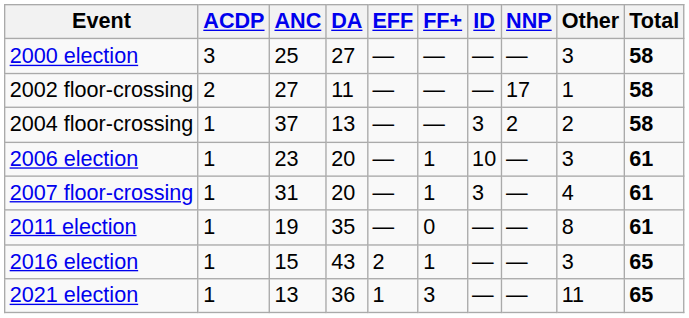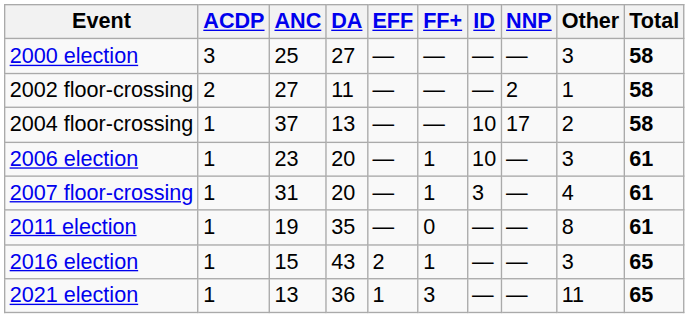(518, 90) 17 -> (512, 90) 2
(478, 124) 3 -> (484, 124) 10
(512, 124) 2 -> (518, 124) 17
